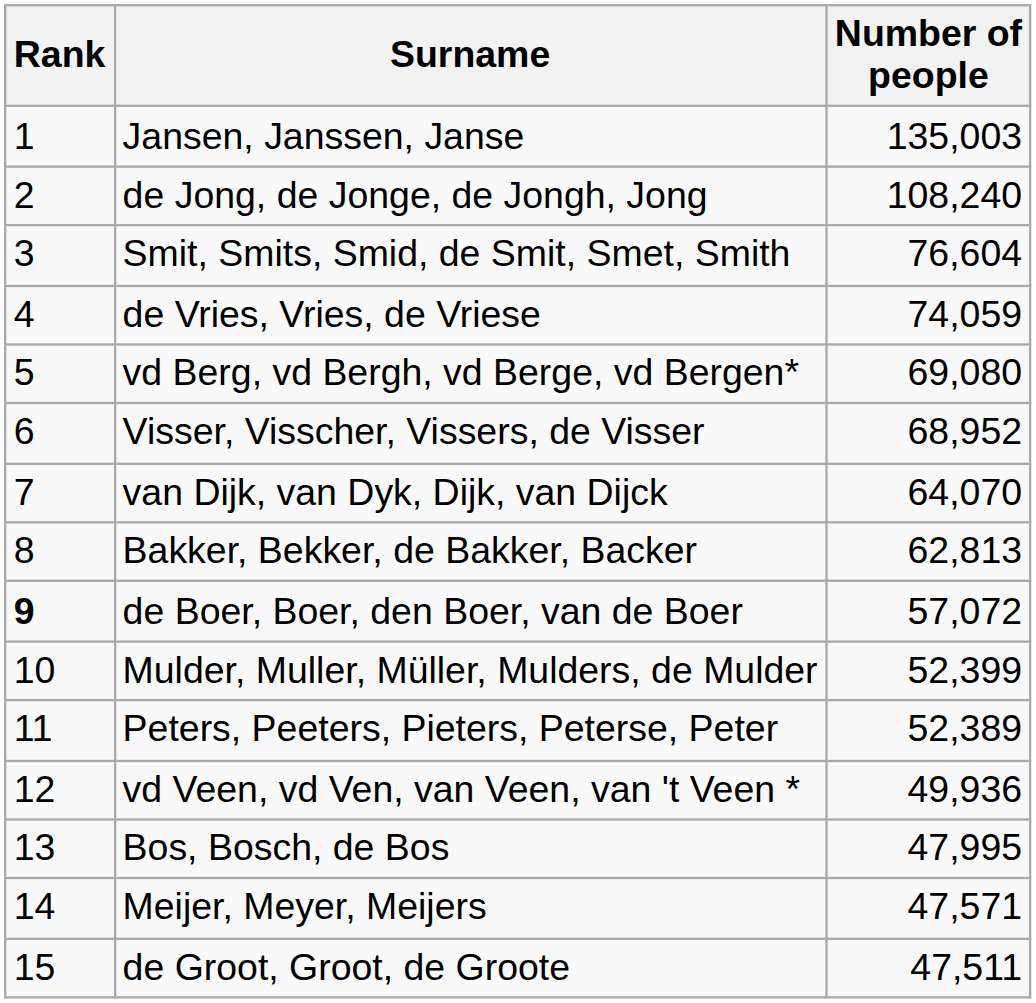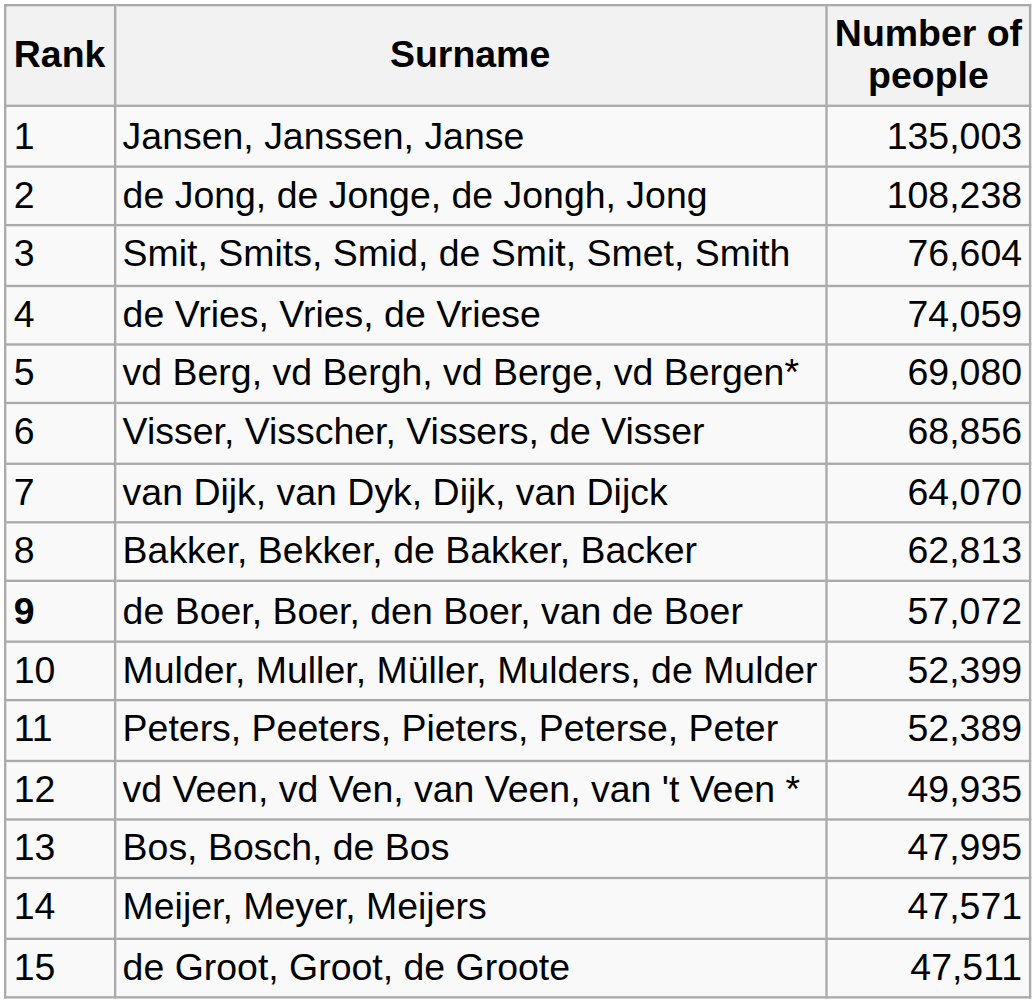(954, 195) 108,240 -> (954, 195) 108,238
(965, 432) 68,952 -> (965, 432) 68,856
(965, 788) 49,936 -> (965, 788) 49,935
